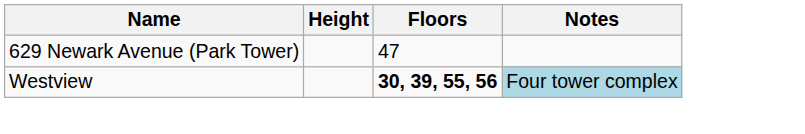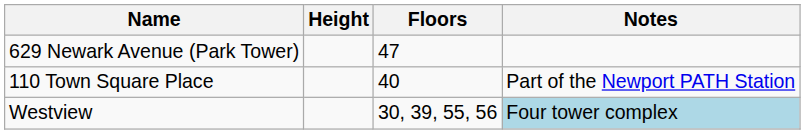+ row: (111, 81)
(438, 81) bold -> (438, 112) normal
